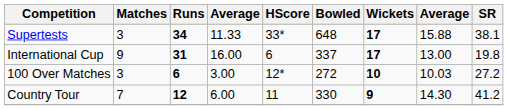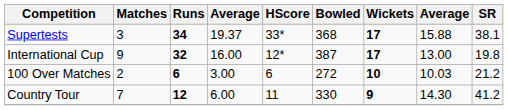(226, 34) 11.33 -> (226, 34) 19.37
(326, 34) 648 -> (326, 34) 368
(180, 54) 31 -> (180, 54) 32
(269, 54) 6 -> (275, 54) 12*
(326, 54) 337 -> (326, 54) 387
(120, 74) 3 -> (120, 74) 2
(275, 74) 12* -> (269, 74) 6
(487, 74) 27.2 -> (487, 74) 21.2
